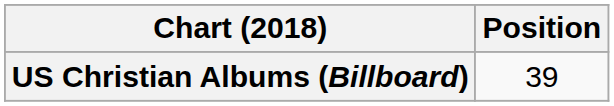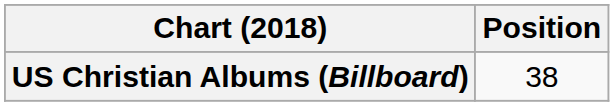(542, 76) 39 -> (542, 76) 38
